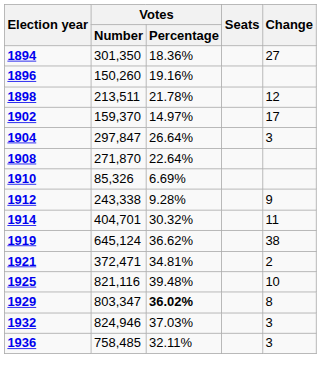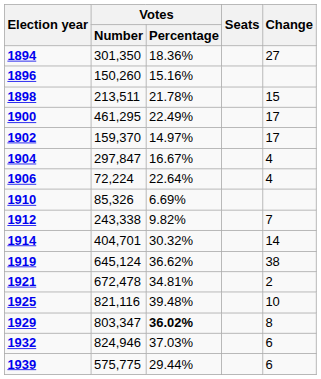(171, 76) 19.16% -> (171, 76) 15.16%
(273, 96) 12 -> (273, 96) 15
+ row: (22, 117)
(171, 138) 26.64% -> (171, 158) 16.67%
(269, 138) 3 -> (269, 158) 4
+ row: (22, 179)
- row: (22, 158)
(167, 199) 9.28% -> (167, 220) 9.82%
(269, 199) 9 -> (269, 220) 7
(272, 220) 11 -> (273, 240) 14
(117, 261) 372,471 -> (117, 281) 672,478
(269, 323) 3 -> (269, 343) 6
- row: (22, 343)
+ row: (22, 364)
